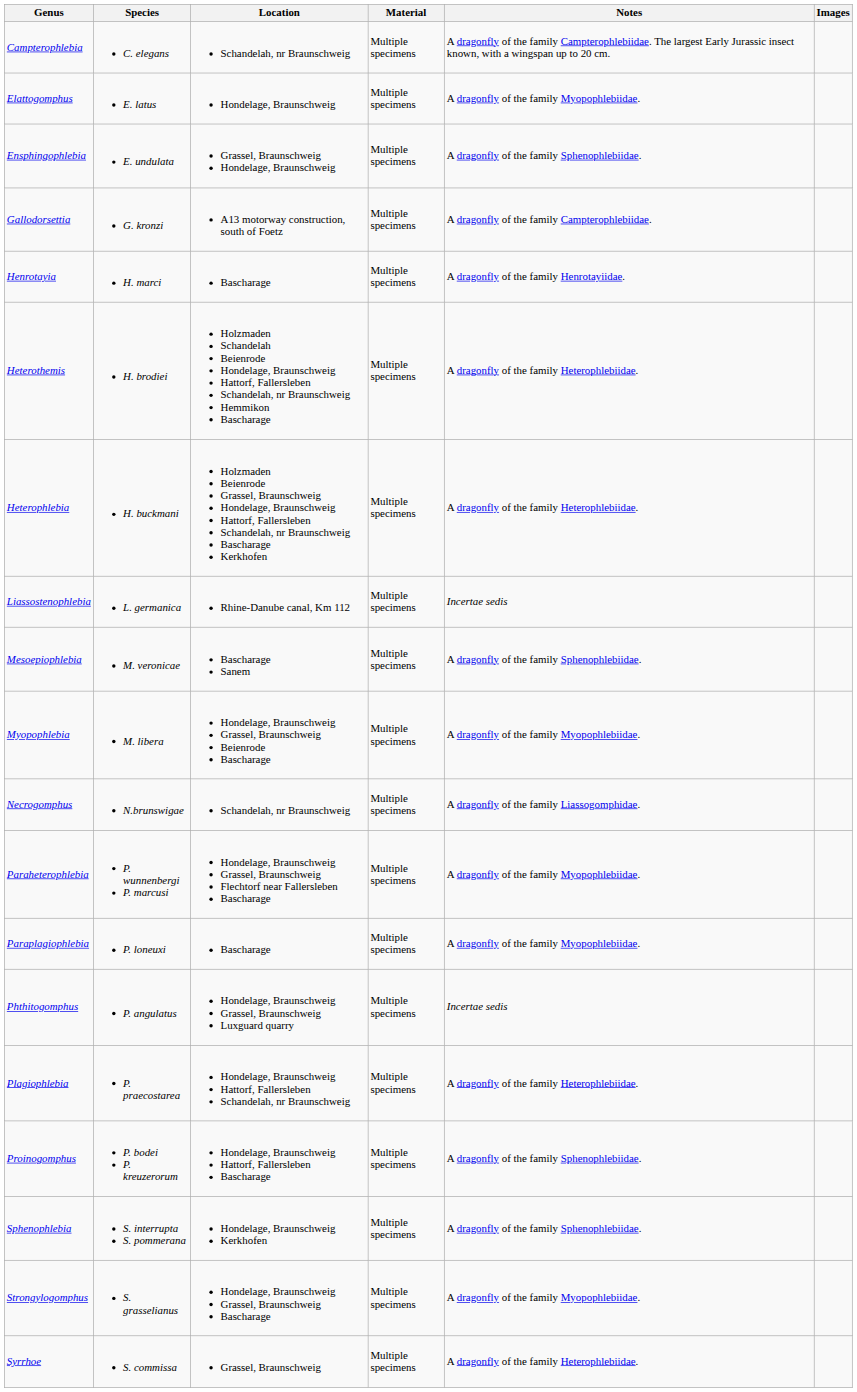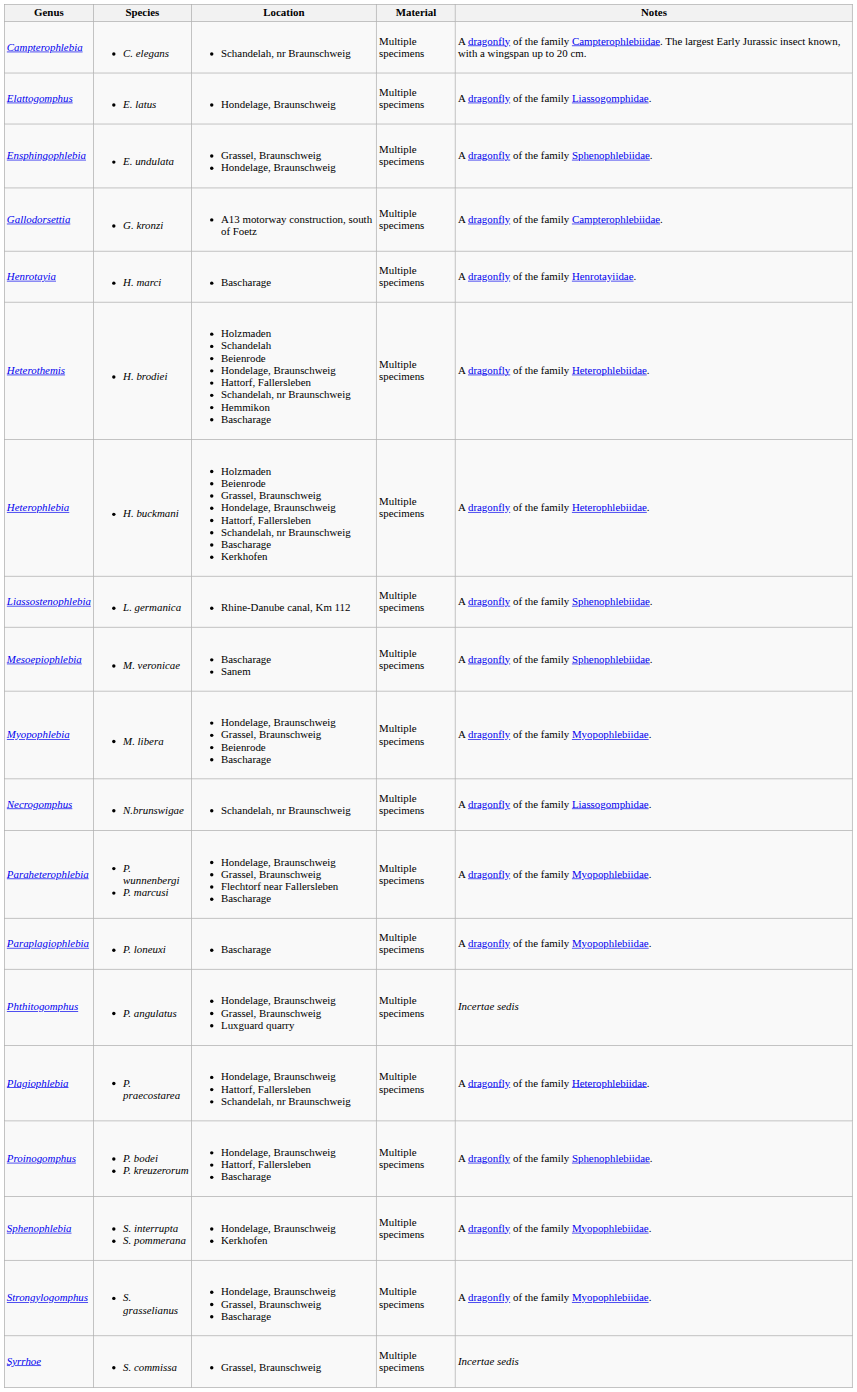- column: (833, 13)
(543, 98) A dragonfly of the family Myopophlebiidae. -> (555, 98) A dragonfly of the family Liassogomphidae.
(477, 602) Incertae sedis -> (555, 602) A dragonfly of the family Sphenophlebiidae.
(544, 1228) A dragonfly of the family Sphenophlebiidae. -> (555, 1228) A dragonfly of the family Myopophlebiidae.
(543, 1361) A dragonfly of the family Heterophlebiidae. -> (488, 1361) Incertae sedis
